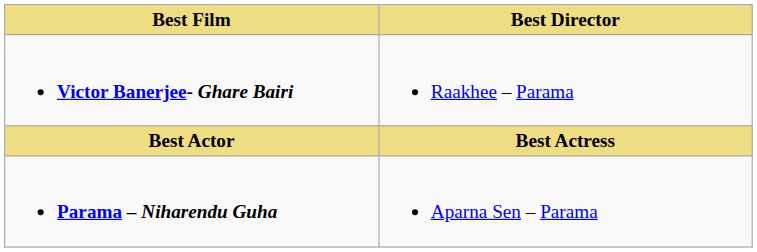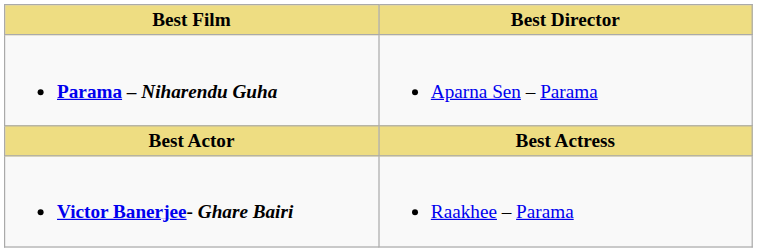rows swapped: (192, 212) <-> (192, 91)
